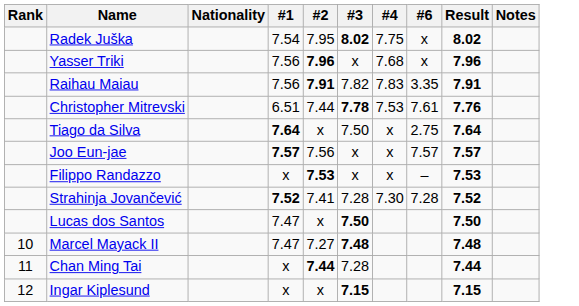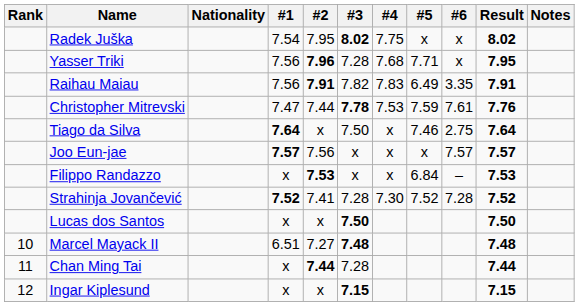+ column: (424, 15)
(355, 61) x -> (355, 61) 7.28
(467, 61) 7.96 -> (502, 61) 7.95
(286, 107) 6.51 -> (286, 107) 7.47
(286, 221) 7.47 -> (286, 221) x
(286, 244) 7.47 -> (286, 244) 6.51
